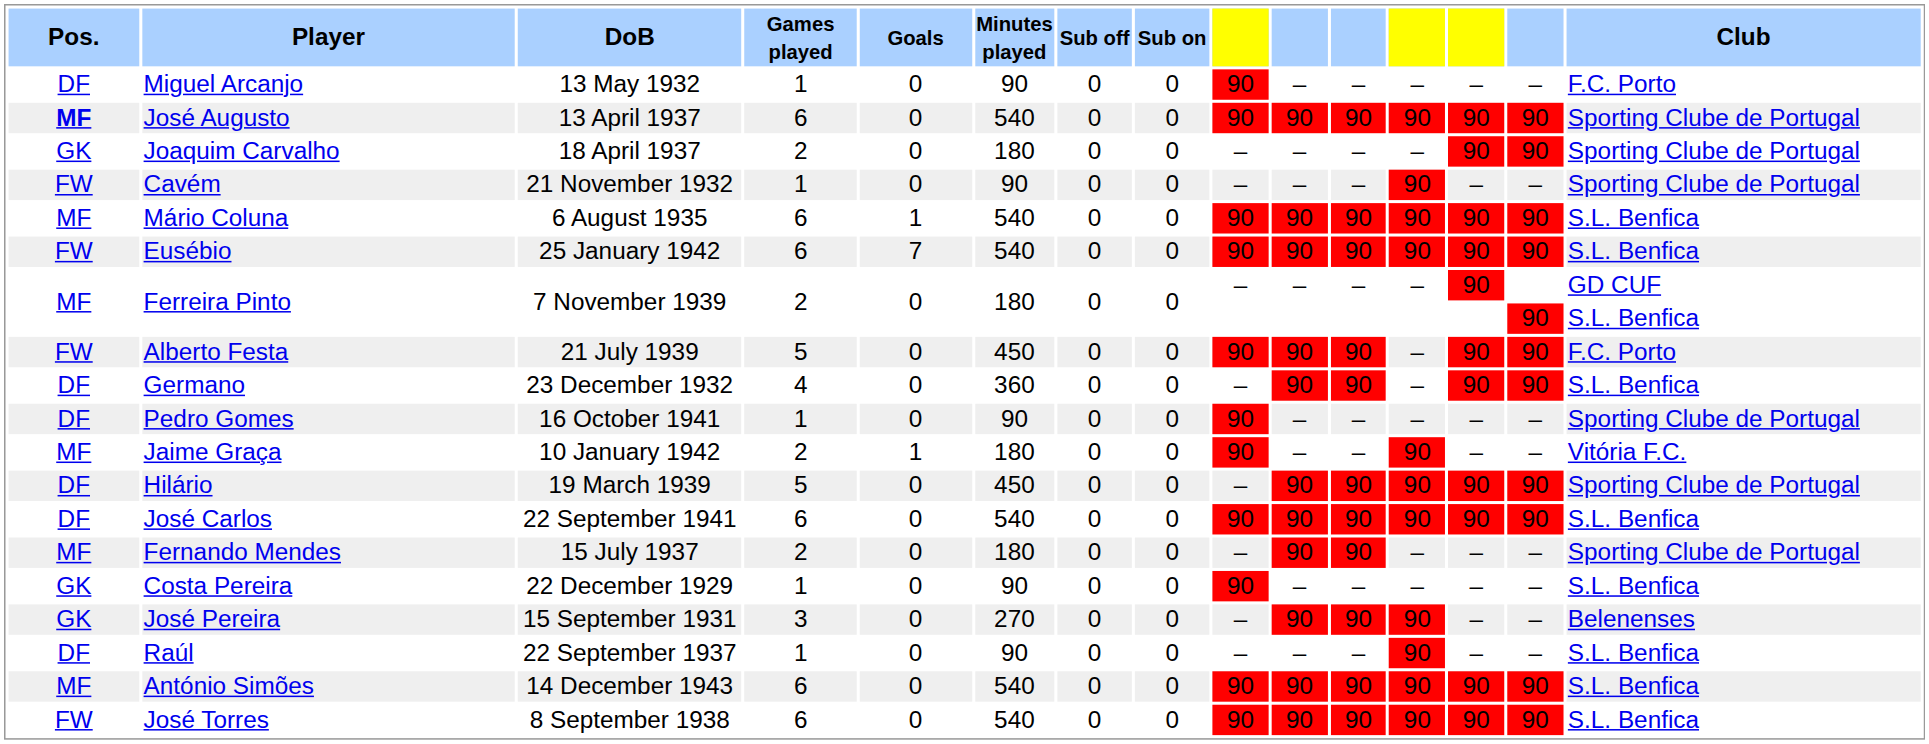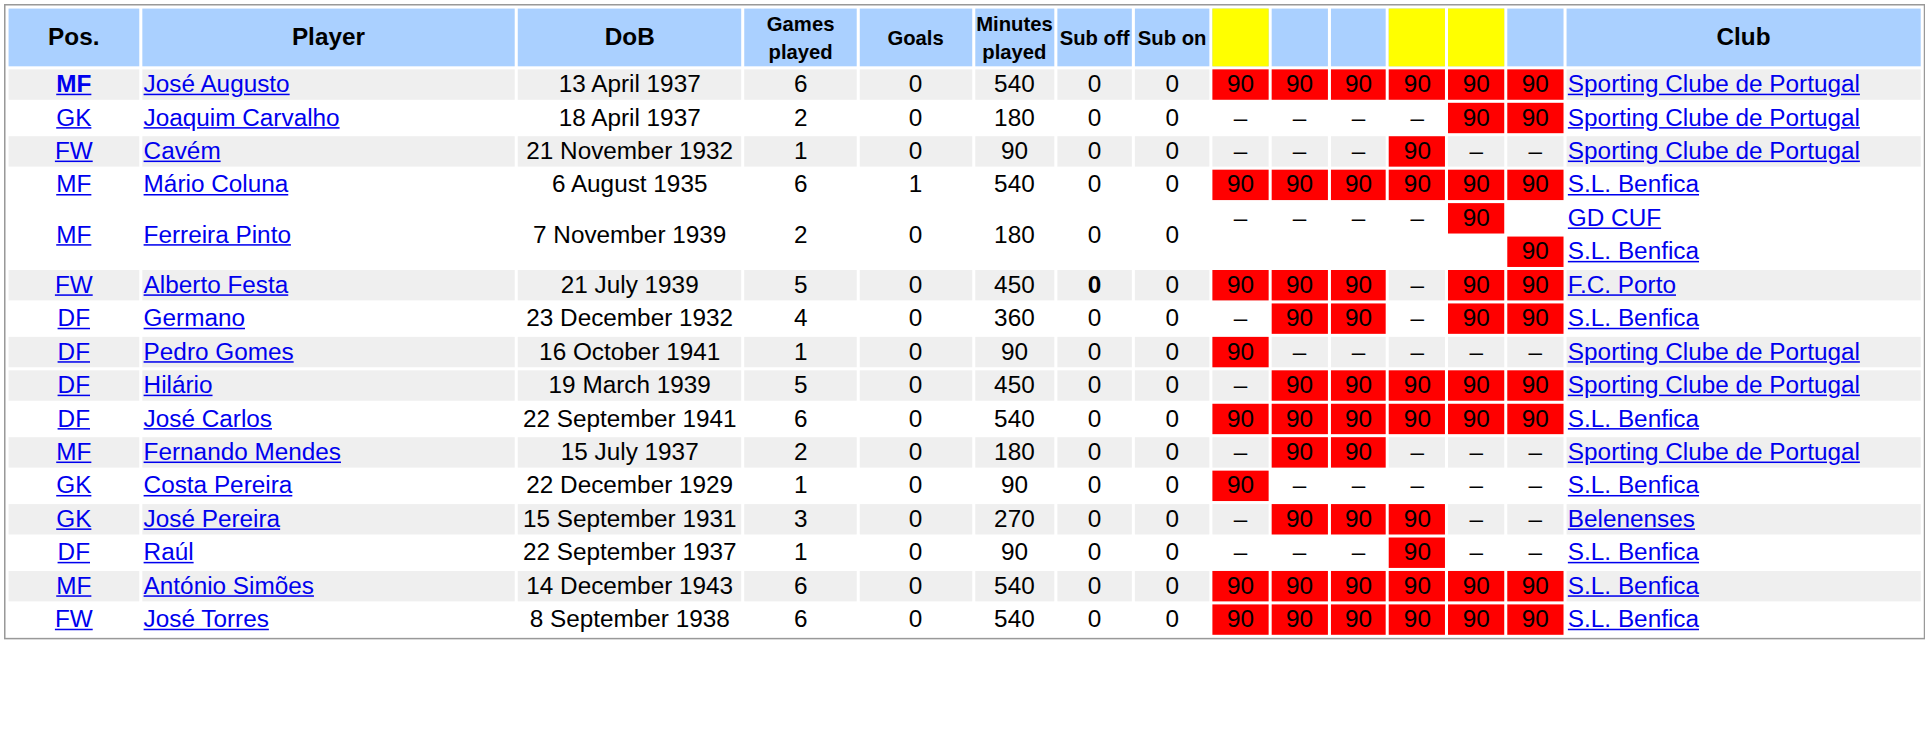- row: (223, 84)
- row: (188, 251)
(1095, 351) normal -> (1095, 284) bold
- row: (213, 452)
